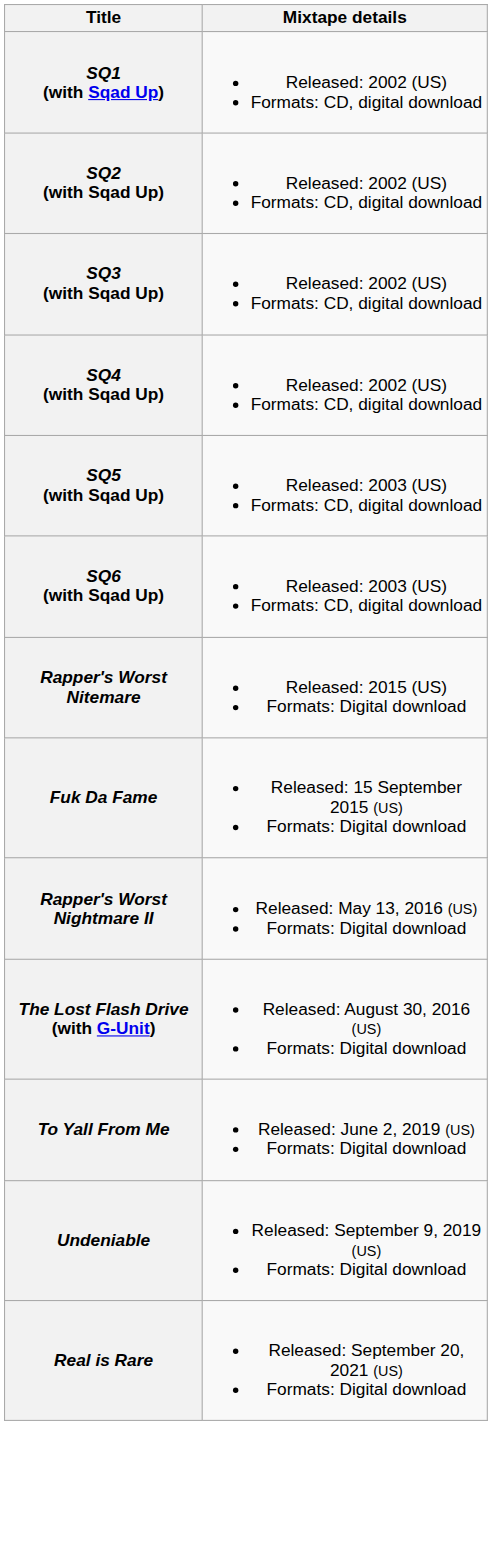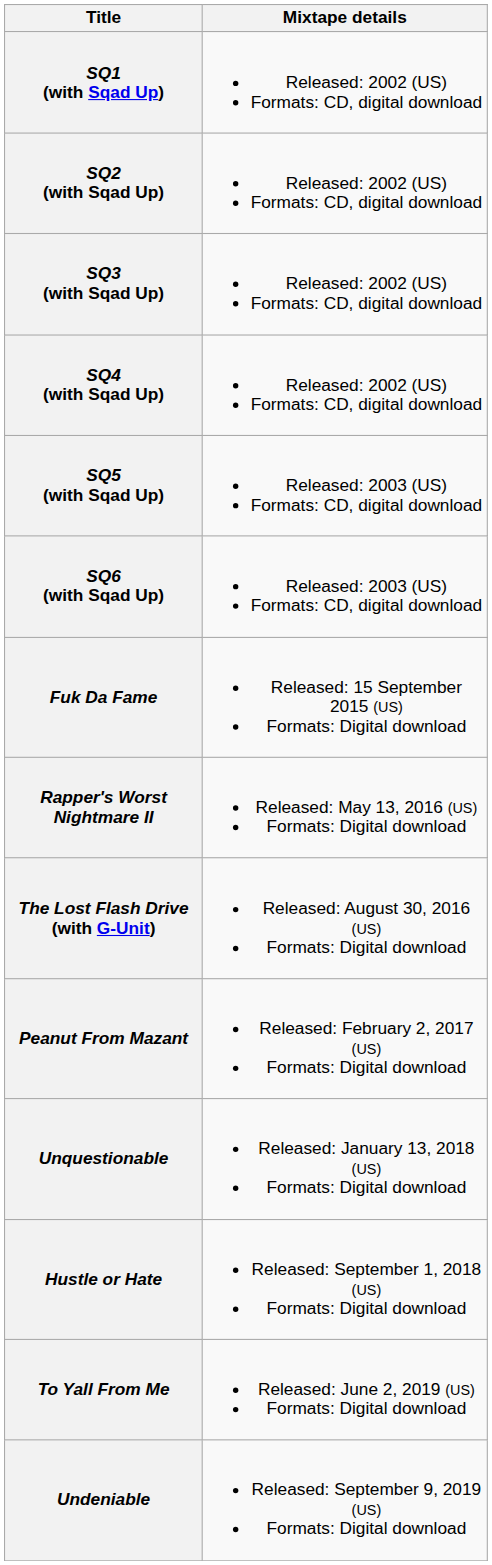- row: (104, 687)
+ row: (104, 1038)
+ row: (104, 1158)
+ row: (104, 1279)
- row: (104, 1360)
